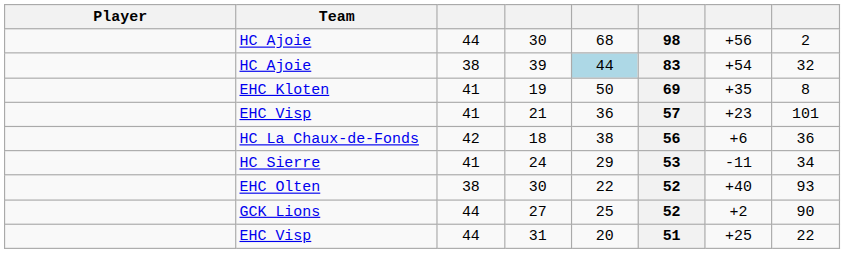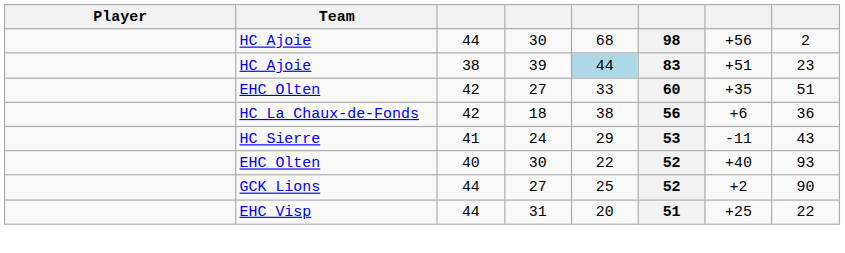(739, 65) +54 -> (739, 65) +51
(805, 65) 32 -> (805, 65) 23
- row: (284, 90)
+ row: (280, 90)
- row: (275, 114)
(805, 163) 34 -> (805, 139) 43
(471, 187) 38 -> (471, 163) 40
